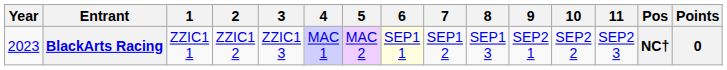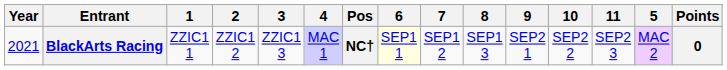columns swapped: (362, 15) <-> (655, 15)
(24, 45) 2023 -> (24, 45) 2021
